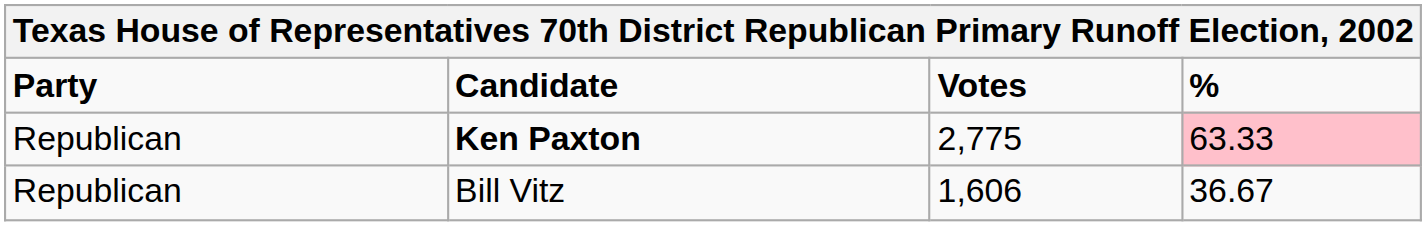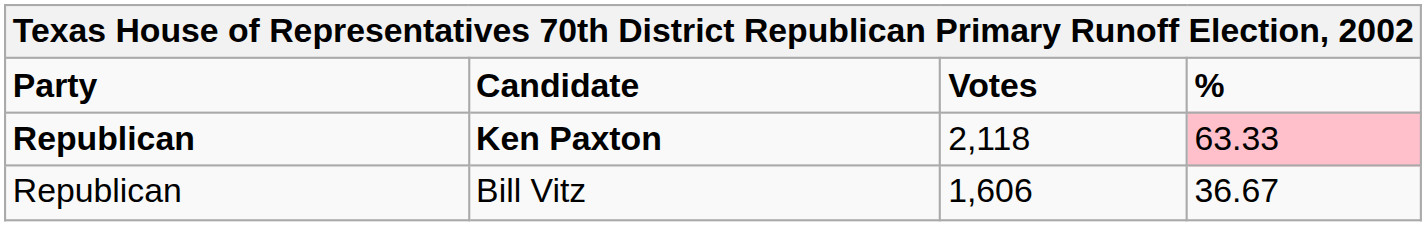(97, 138) normal -> (104, 138) bold
(980, 138) 2,775 -> (989, 138) 2,118
